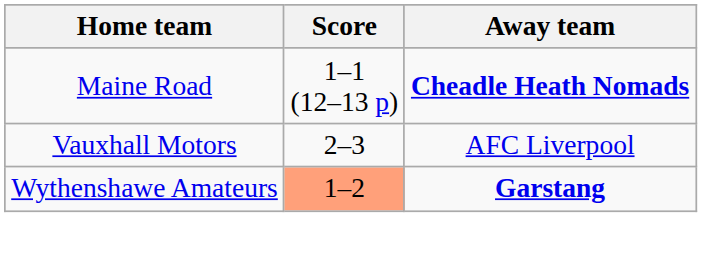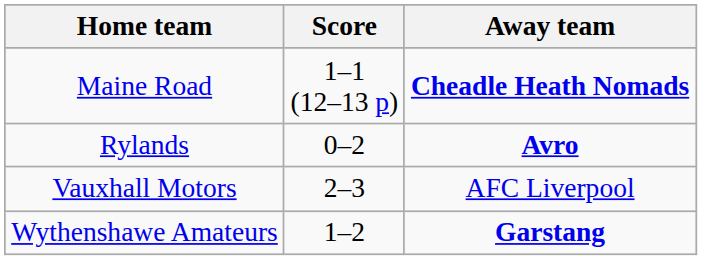+ row: (145, 144)
(344, 188) lightsalmon background -> (344, 231) no background
